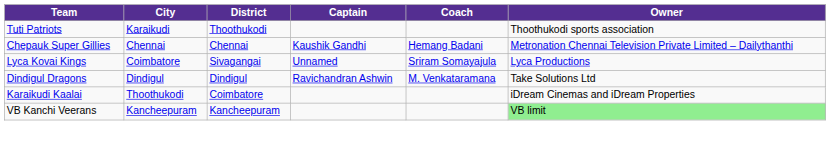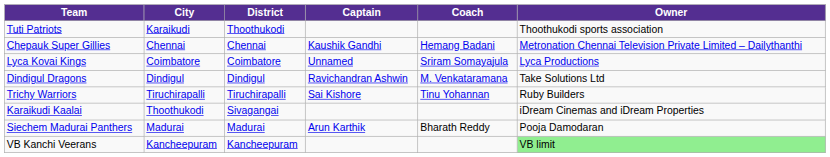(235, 62) Sivagangai -> (254, 62) Coimbatore
+ row: (42, 95)
(236, 95) Coimbatore -> (253, 111) Sivagangai
+ row: (69, 128)
